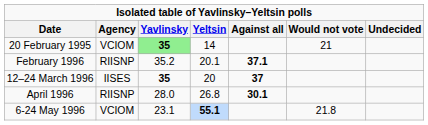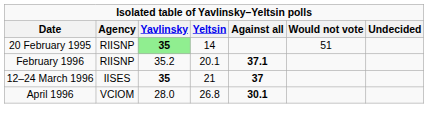(117, 45) VCIOM -> (117, 45) RIISNP
(326, 45) 21 -> (326, 45) 51
(210, 78) 20 -> (210, 78) 21
(117, 95) RIISNP -> (117, 95) VCIOM
- row: (50, 111)
